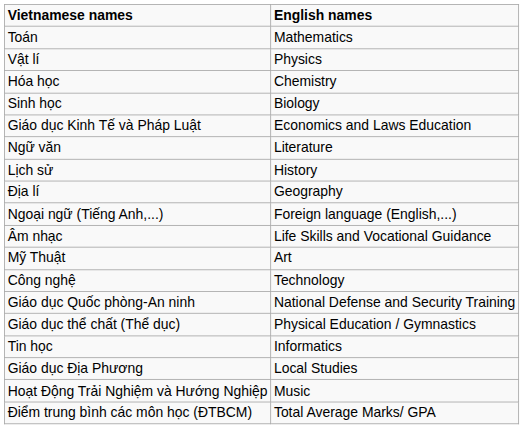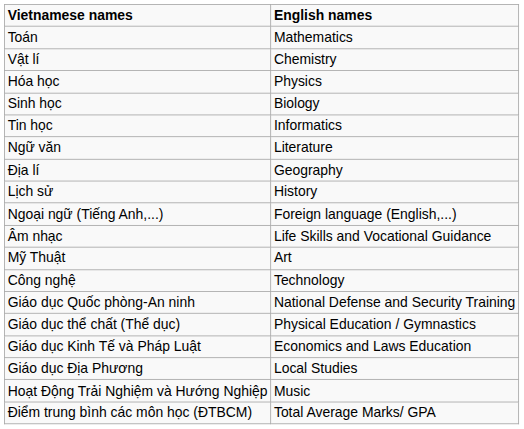(298, 59) Physics -> (305, 59) Chemistry
(305, 81) Chemistry -> (298, 81) Physics
rows swapped: (30, 346) <-> (104, 125)
rows swapped: (30, 170) <-> (24, 192)
